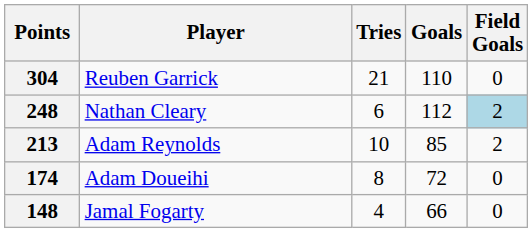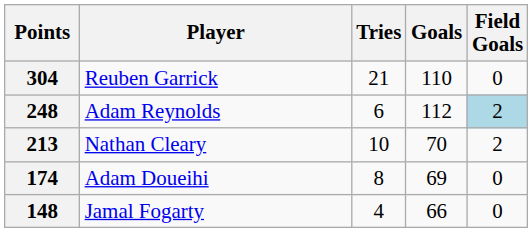(145, 111) Nathan Cleary -> (152, 111) Adam Reynolds
(152, 144) Adam Reynolds -> (145, 144) Nathan Cleary
(437, 144) 85 -> (437, 144) 70
(437, 177) 72 -> (437, 177) 69
